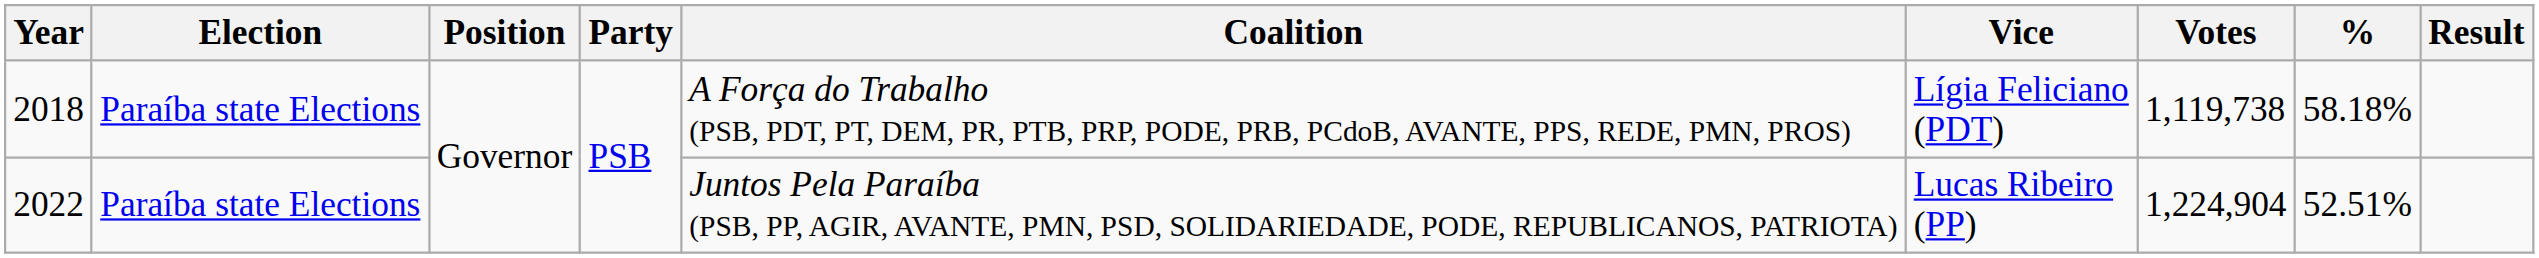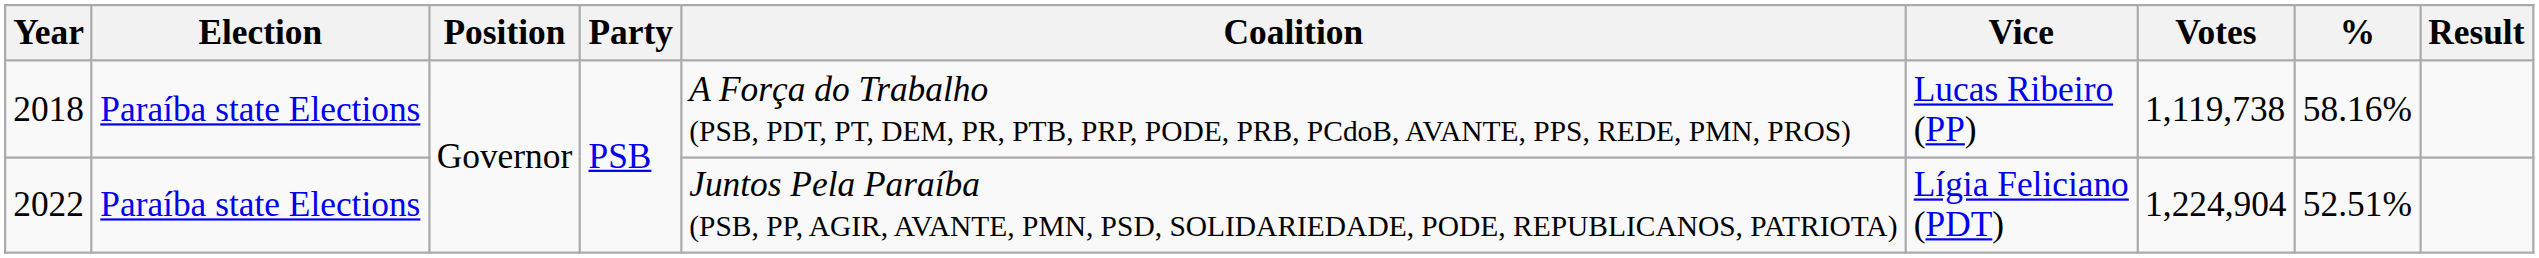(2021, 108) Lígia Feliciano (PDT) -> (2013, 108) Lucas Ribeiro (PP)
(2357, 108) 58.18% -> (2357, 108) 58.16%
(2013, 204) Lucas Ribeiro (PP) -> (2021, 204) Lígia Feliciano (PDT)
